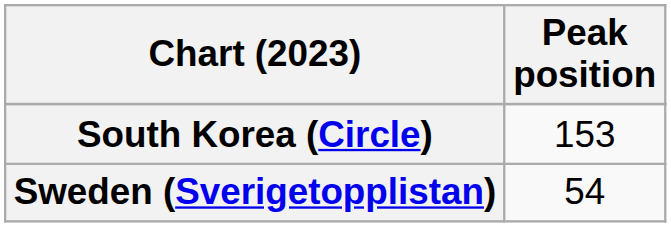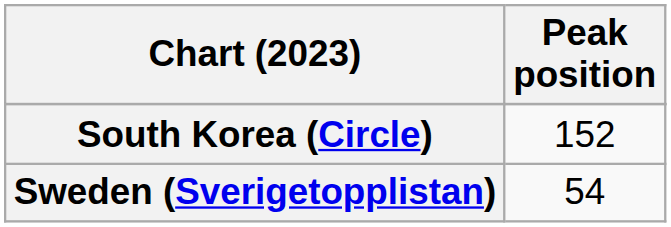(585, 133) 153 -> (585, 133) 152
